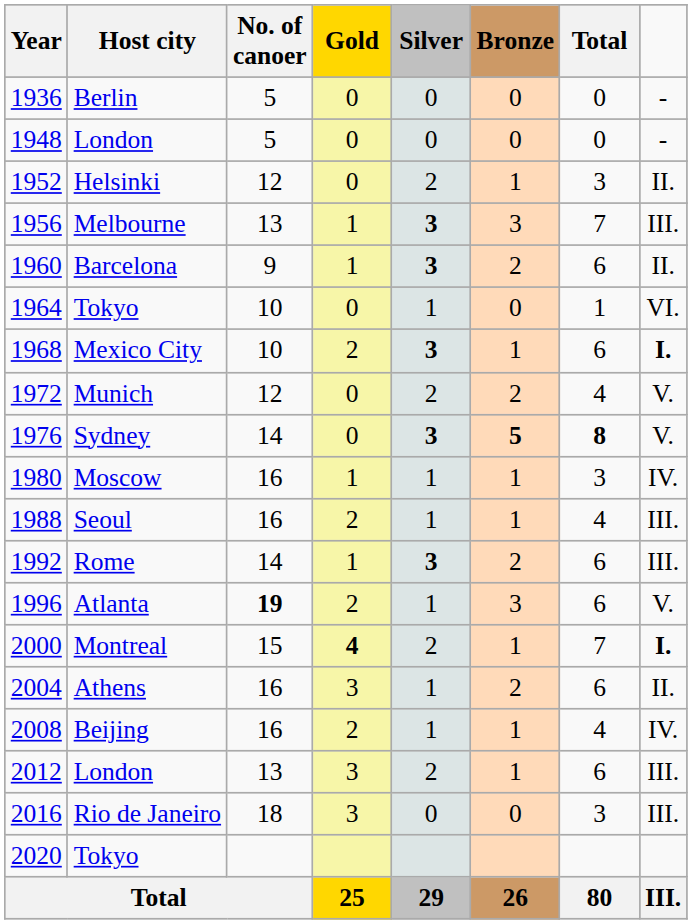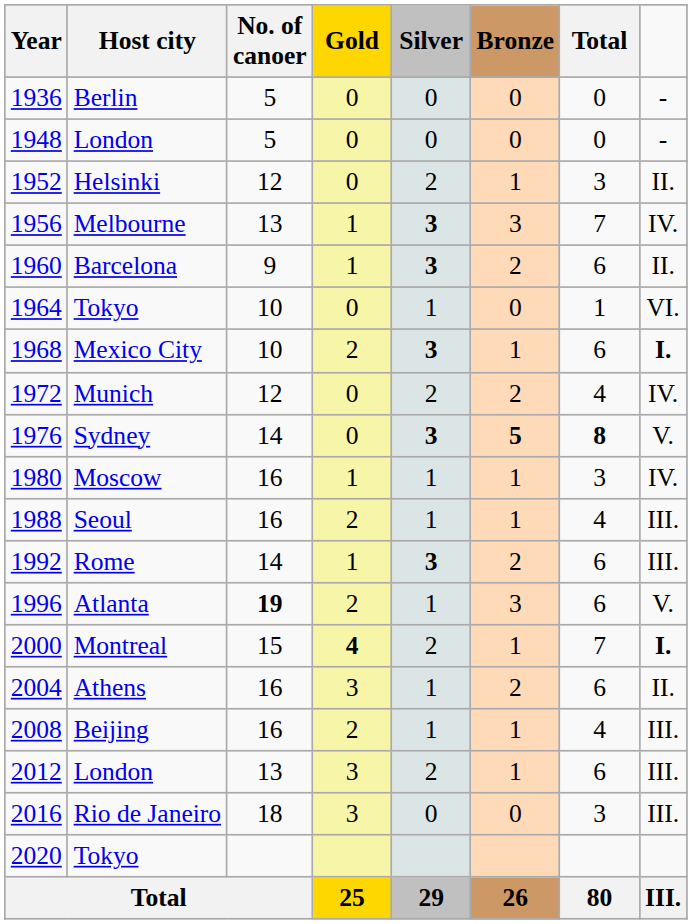(663, 224) III. -> (663, 224) IV.
(663, 392) V. -> (663, 392) IV.
(663, 729) IV. -> (663, 729) III.
